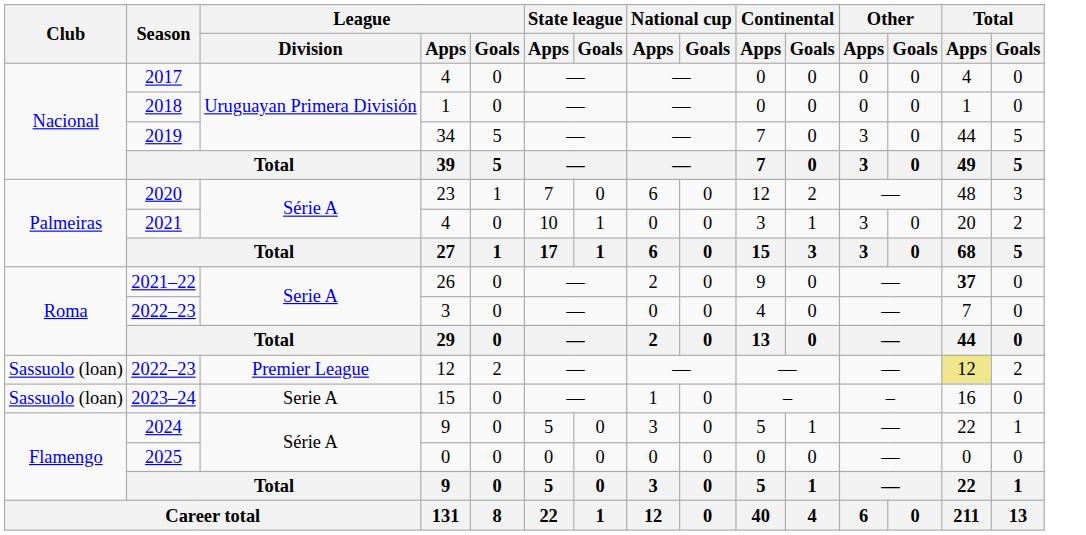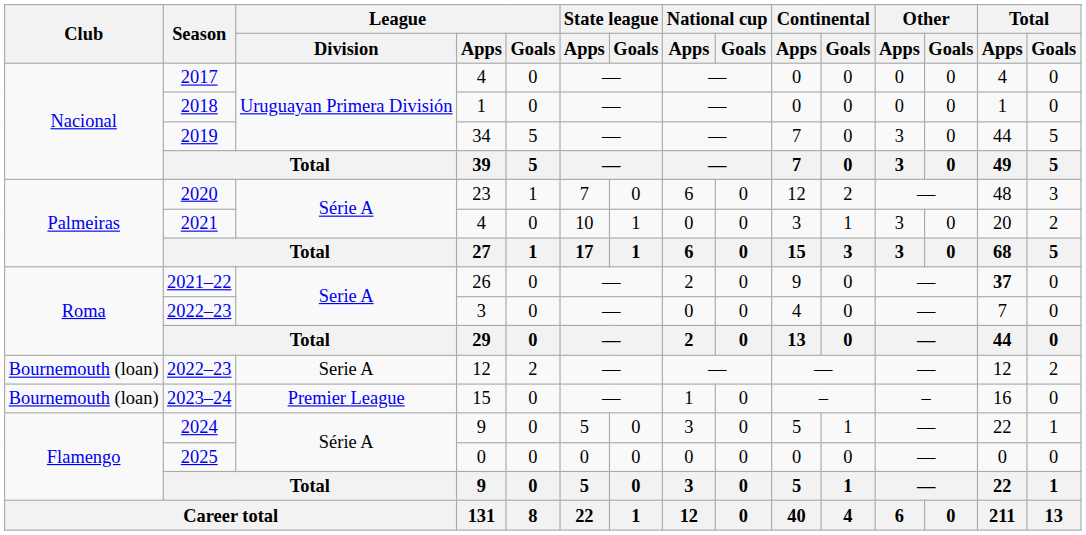(66, 369) Sassuolo (loan) -> (84, 369) Bournemouth (loan)
(310, 369) Premier League -> (346, 369) Serie A
(966, 369) khaki background -> (1002, 369) no background
(66, 398) Sassuolo (loan) -> (84, 398) Bournemouth (loan)
(310, 398) Serie A -> (346, 398) Premier League
